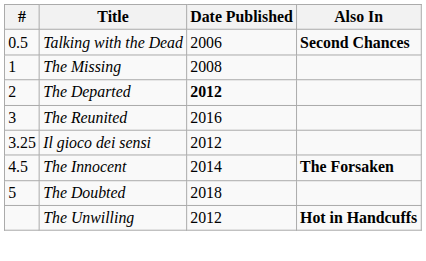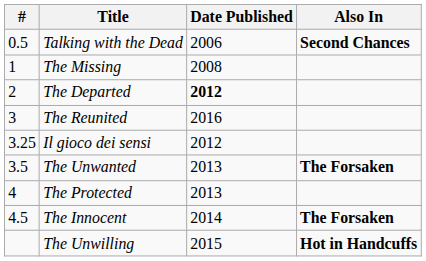+ row: (90, 167)
+ row: (88, 192)
- row: (84, 192)
(206, 218) 2012 -> (206, 243) 2015
